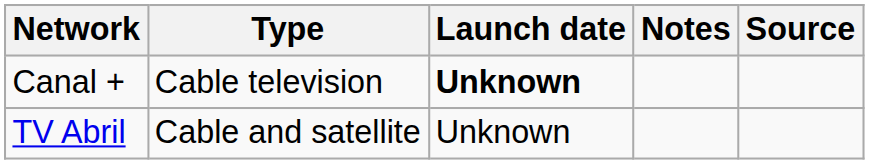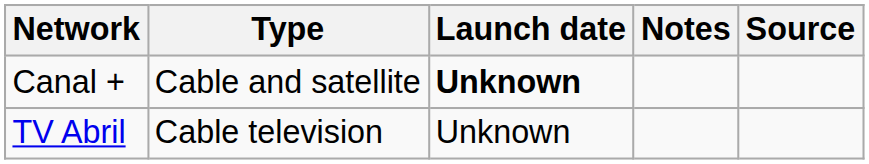(269, 81) Cable television -> (288, 81) Cable and satellite
(288, 132) Cable and satellite -> (269, 132) Cable television
